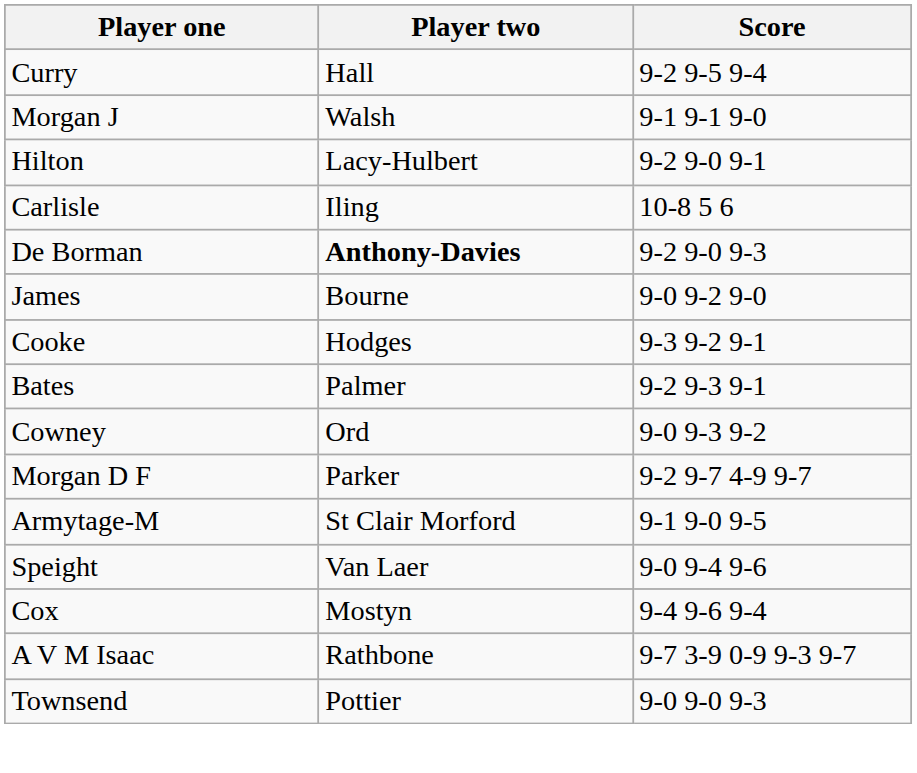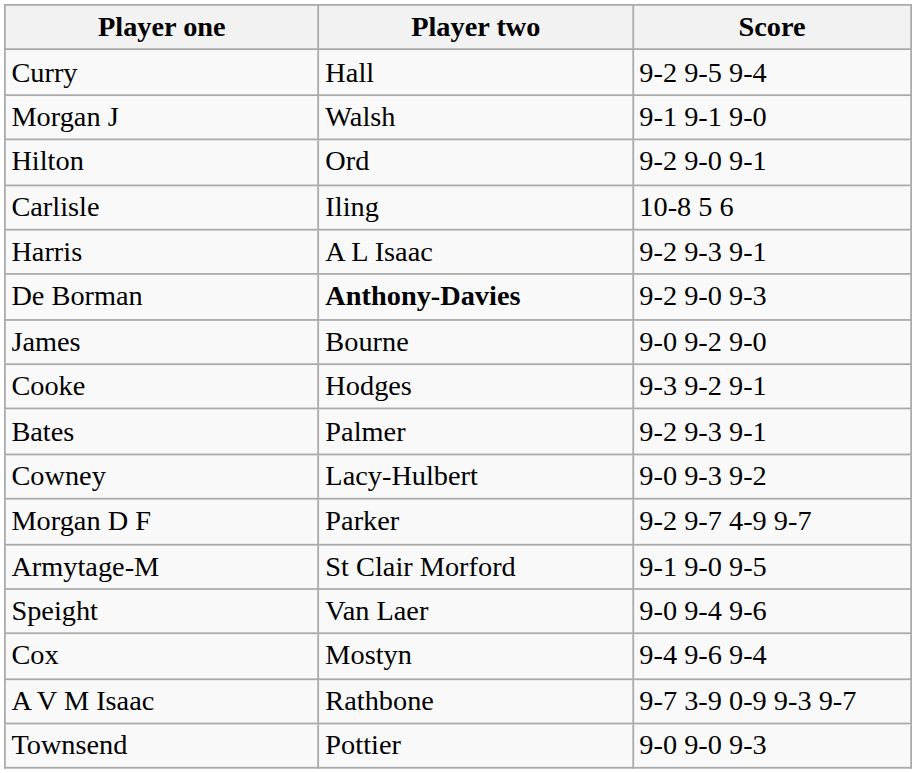(402, 161) Lacy-Hulbert -> (347, 161) Ord
+ row: (47, 251)
(347, 431) Ord -> (402, 476) Lacy-Hulbert
